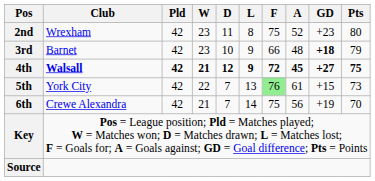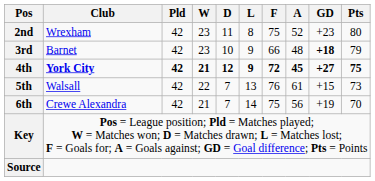(64, 68) Walsall -> (70, 68) York City
(69, 86) York City -> (63, 86) Walsall
(274, 86) lightgreen background -> (274, 86) no background
